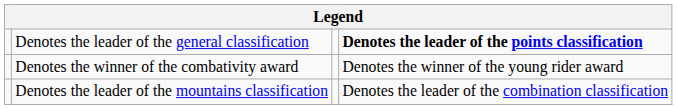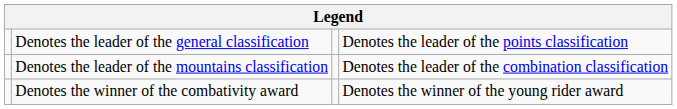(493, 41) bold -> (485, 41) normal
rows swapped: (172, 91) <-> (157, 66)
